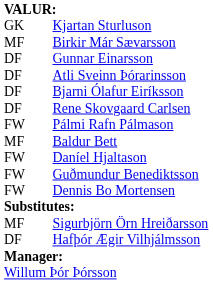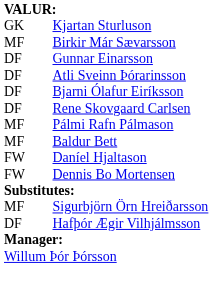(14, 124) FW -> (14, 124) MF
- row: (126, 174)
